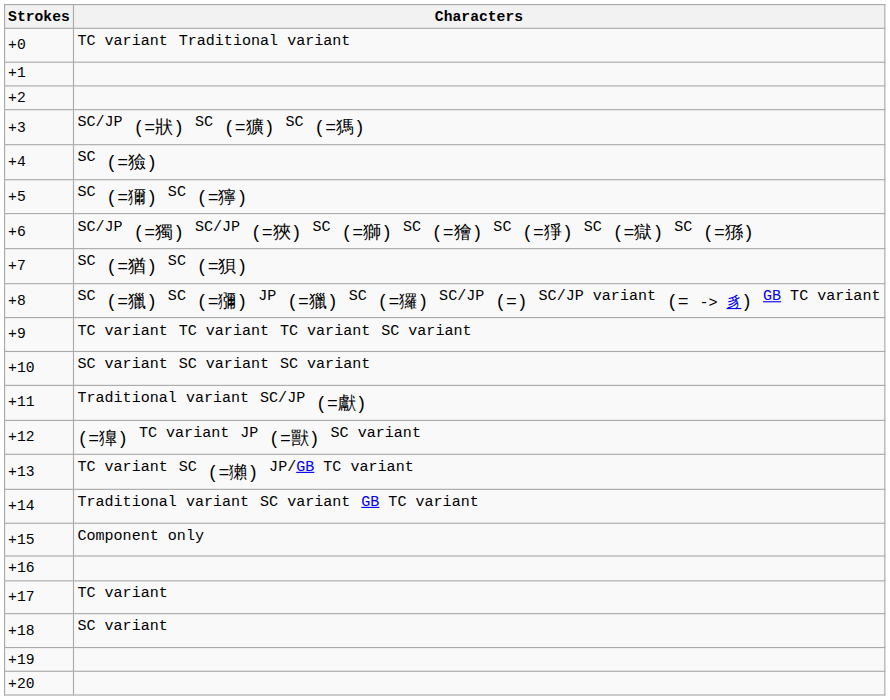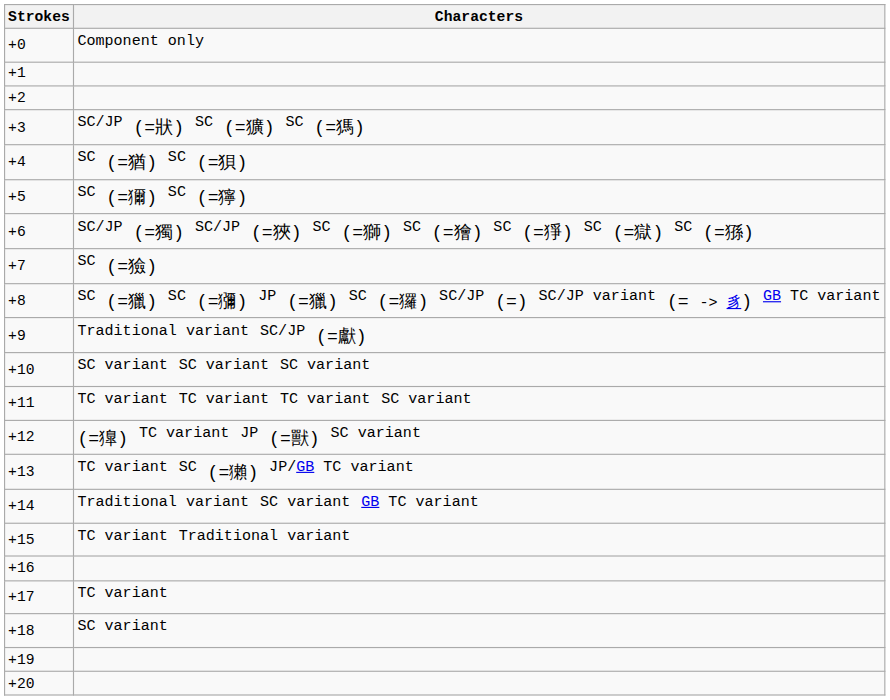(214, 45) TC variant Traditional variant -> (141, 41) Component only
(117, 161) SC (=獫) -> (162, 161) SC (=猶) SC (=狽)
(162, 266) SC (=猶) SC (=狽) -> (117, 266) SC (=獫)
(274, 335) TC variant TC variant TC variant SC variant -> (222, 335) Traditional variant SC/JP (=獻)
(222, 402) Traditional variant SC/JP (=獻) -> (274, 403) TC variant TC variant TC variant SC variant
(141, 536) Component only -> (214, 540) TC variant Traditional variant
